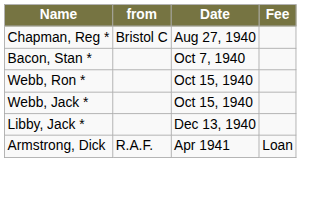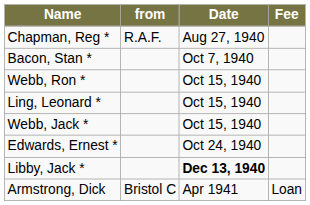(142, 37) Bristol C -> (143, 37) R.A.F.
+ row: (54, 102)
+ row: (63, 146)
(215, 124) normal -> (224, 168) bold
(134, 146) R.A.F. -> (150, 189) Bristol C
